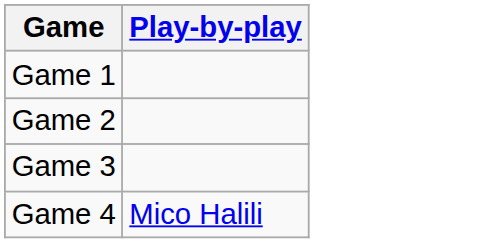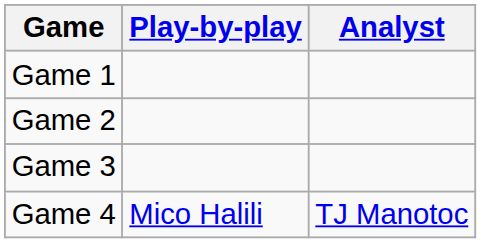+ column: (392, 27)
